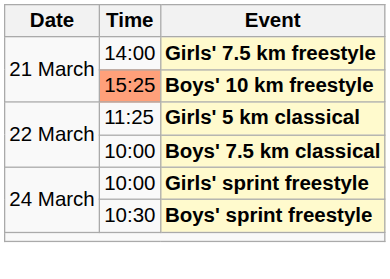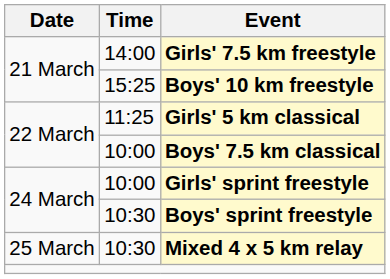(130, 85) lightsalmon background -> (130, 85) no background
+ row: (264, 248)
